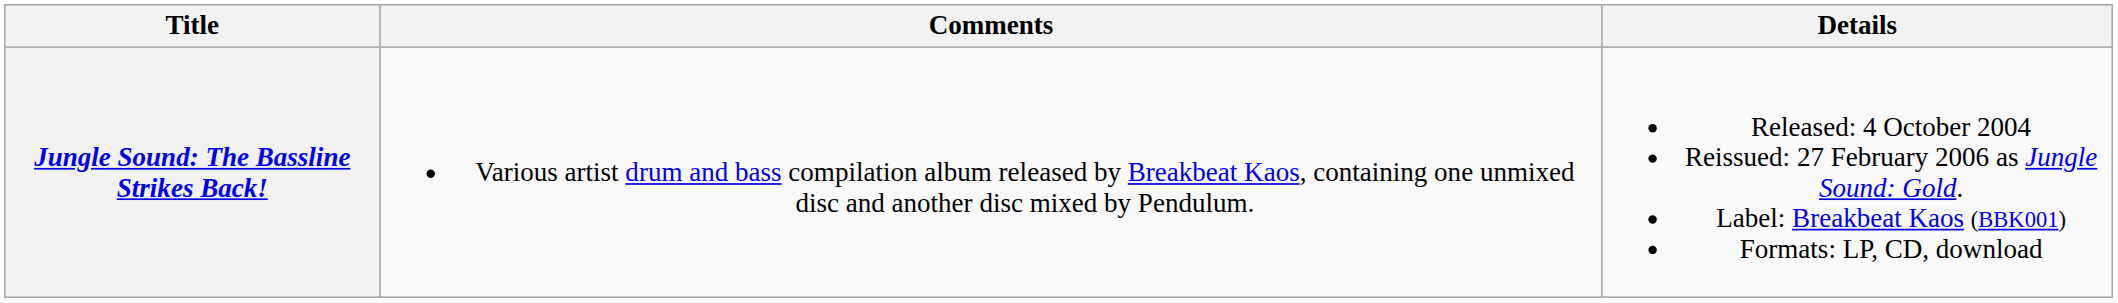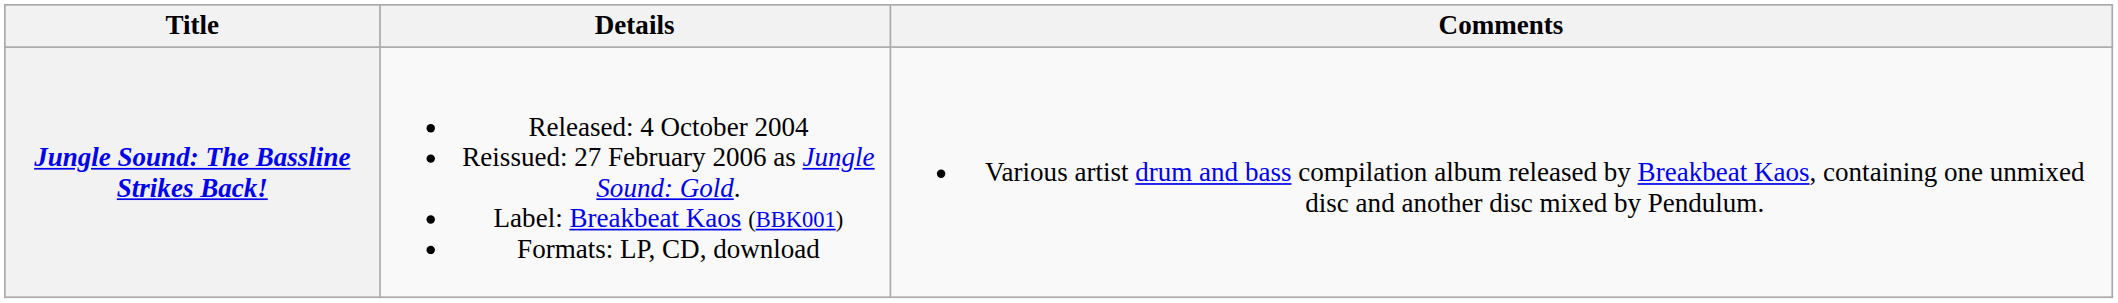columns swapped: (1857, 25) <-> (991, 25)
